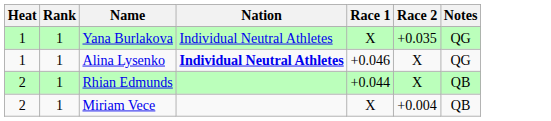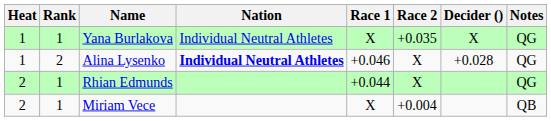+ column: (474, 15)
(60, 60) 1 -> (60, 60) 2
(461, 82) QB -> (527, 82) QG
